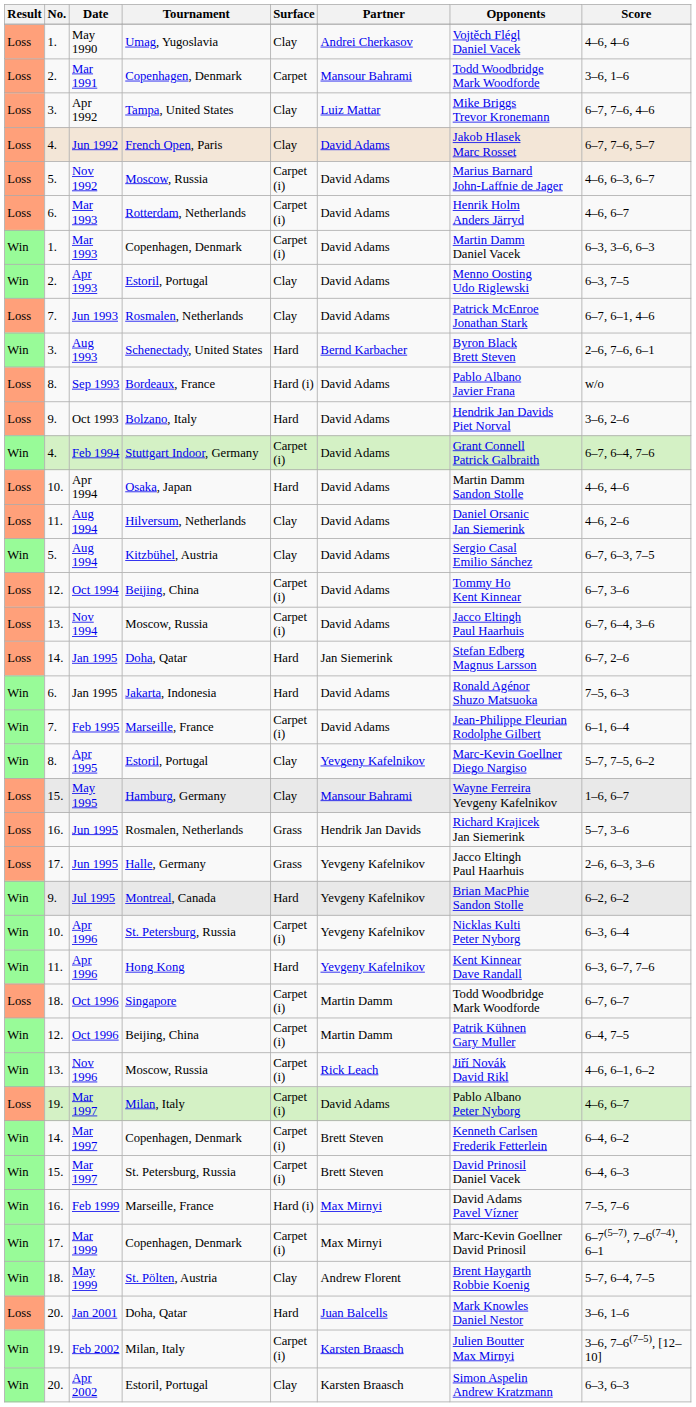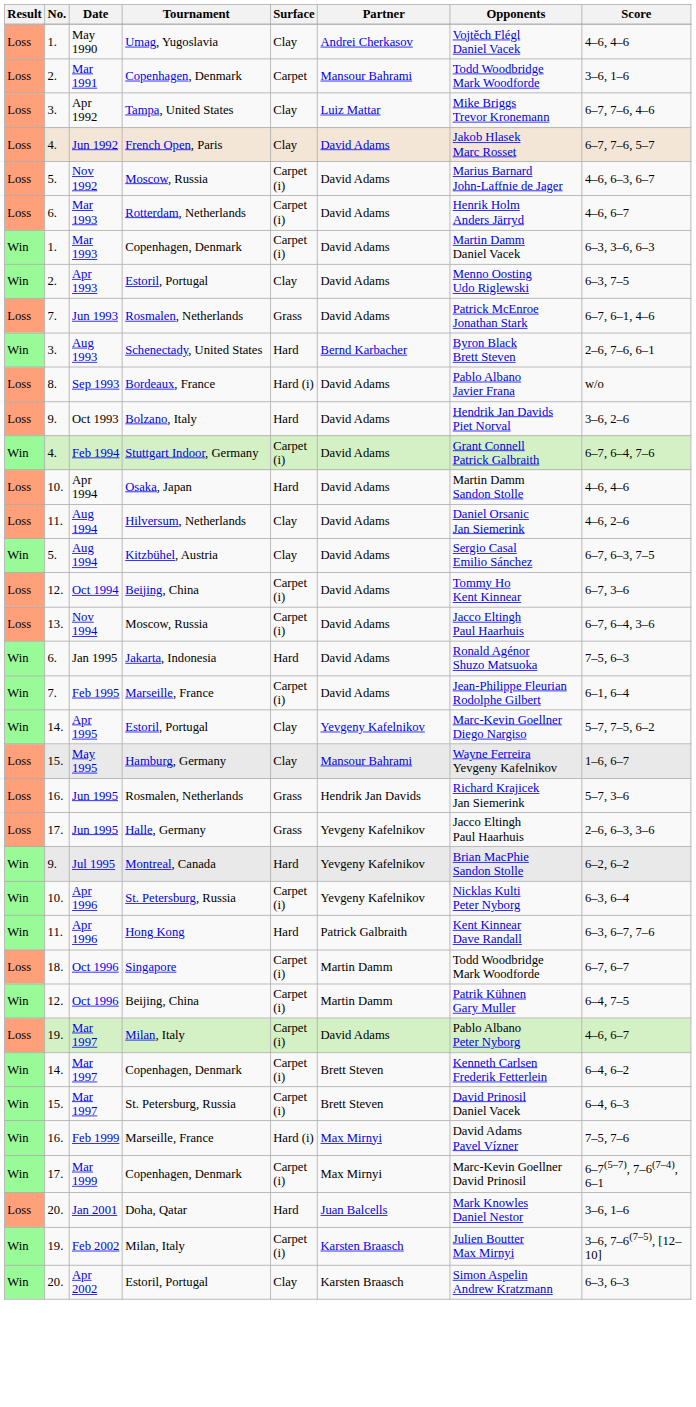(285, 315) Clay -> (288, 315) Grass
- row: (95, 658)
(52, 761) 8. -> (55, 727) 14.
(373, 966) Yevgeny Kafelnikov -> (364, 932) Patrick Galbraith
- row: (85, 1069)
- row: (85, 1278)
